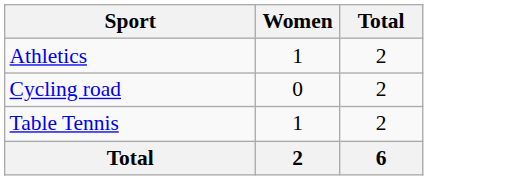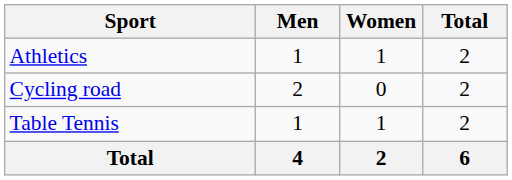+ column: (298, 21)
